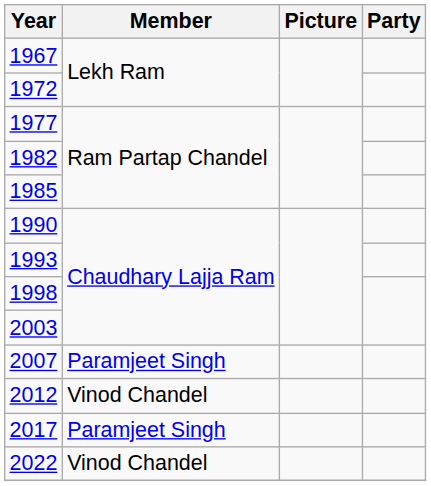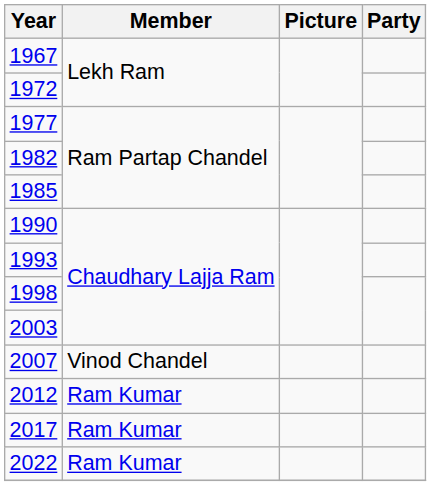(146, 361) Paramjeet Singh -> (137, 361) Vinod Chandel
(137, 395) Vinod Chandel -> (124, 395) Ram Kumar
(146, 429) Paramjeet Singh -> (124, 429) Ram Kumar
(137, 463) Vinod Chandel -> (124, 463) Ram Kumar
